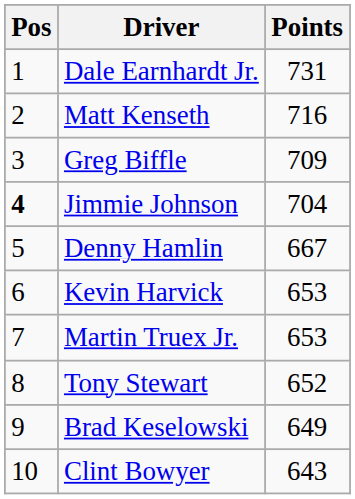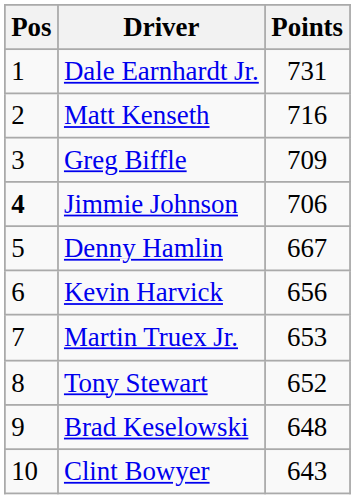(307, 204) 704 -> (307, 204) 706
(307, 293) 653 -> (307, 293) 656
(307, 426) 649 -> (307, 426) 648
